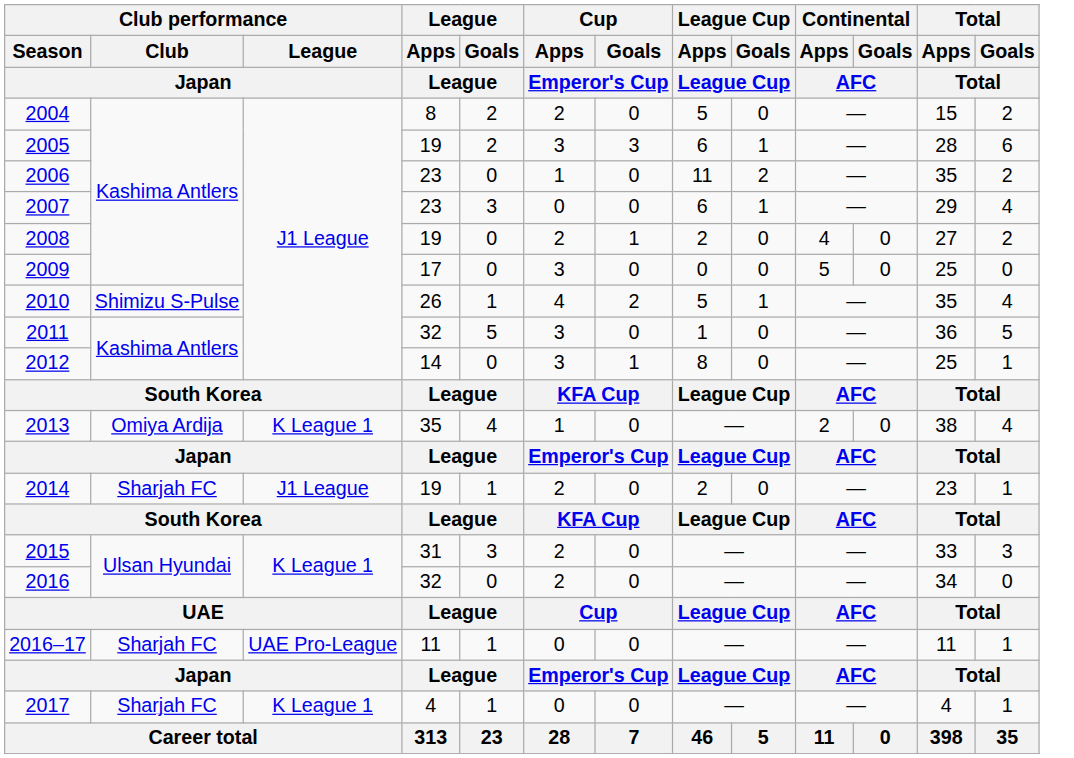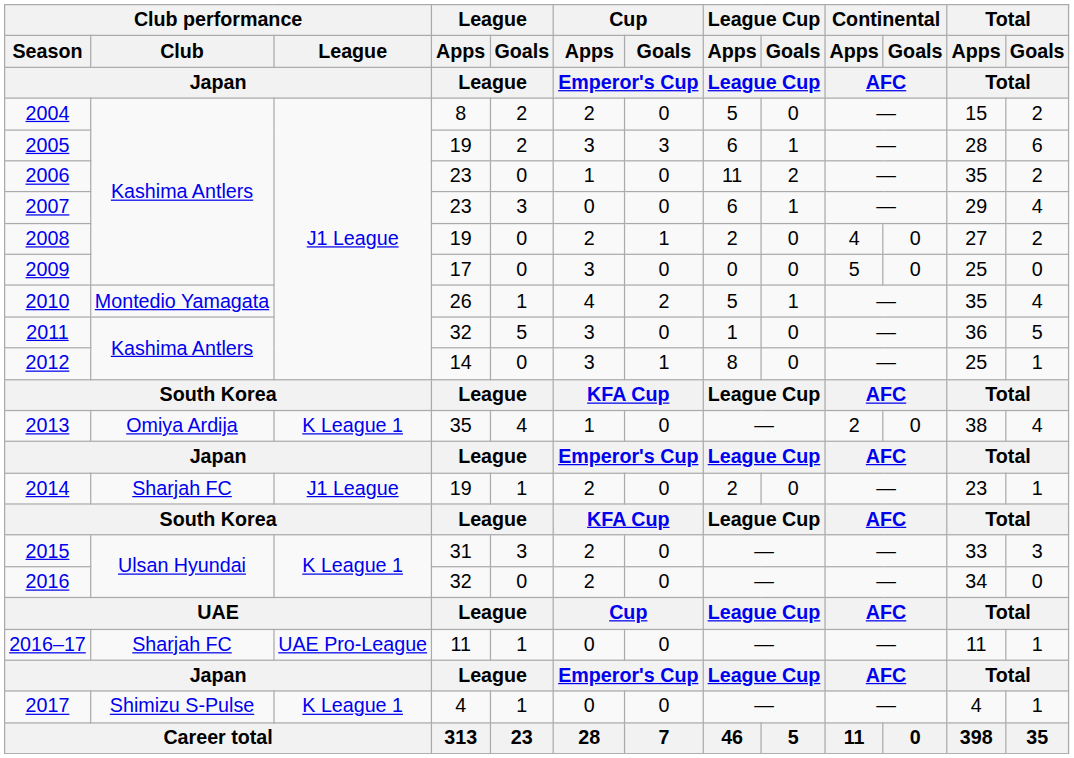(167, 301) Shimizu S-Pulse -> (182, 301) Montedio Yamagata
(167, 706) Sharjah FC -> (182, 706) Shimizu S-Pulse
